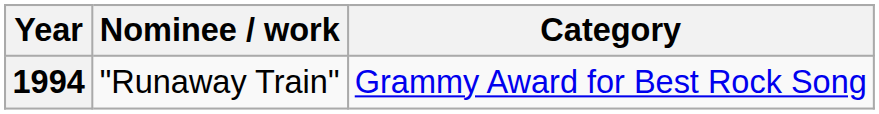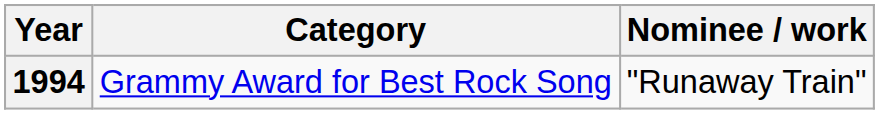columns swapped: (220, 30) <-> (611, 30)
